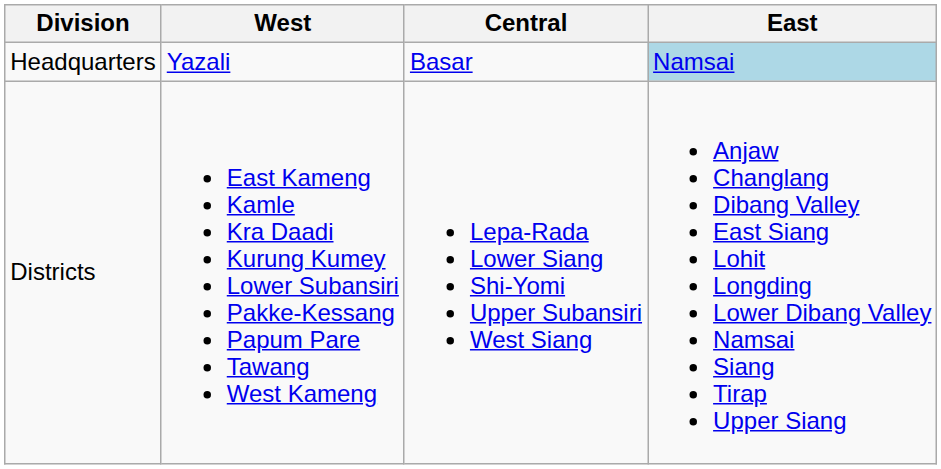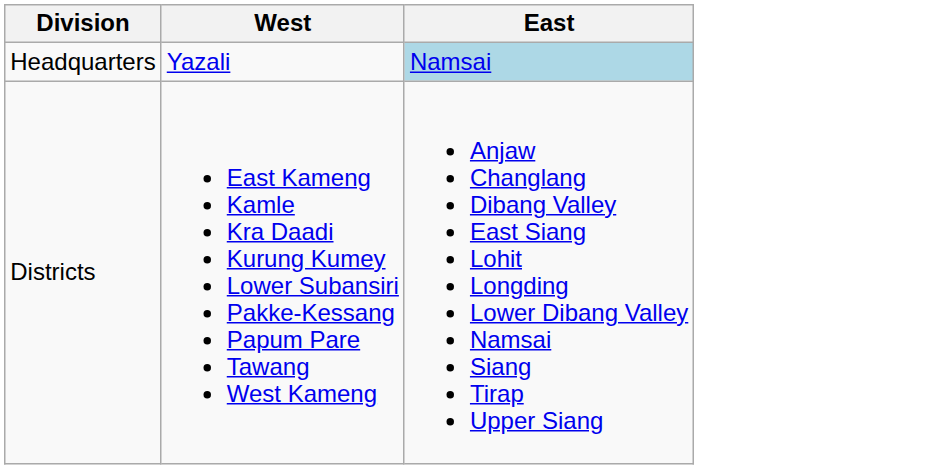- column: (526, 23)
